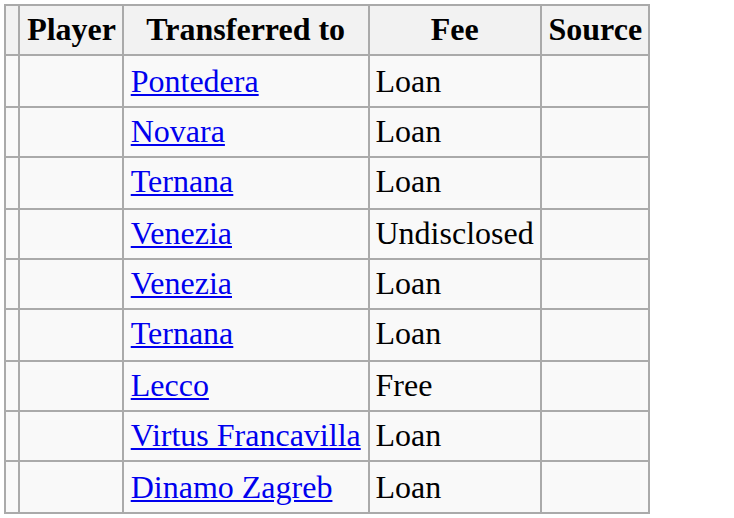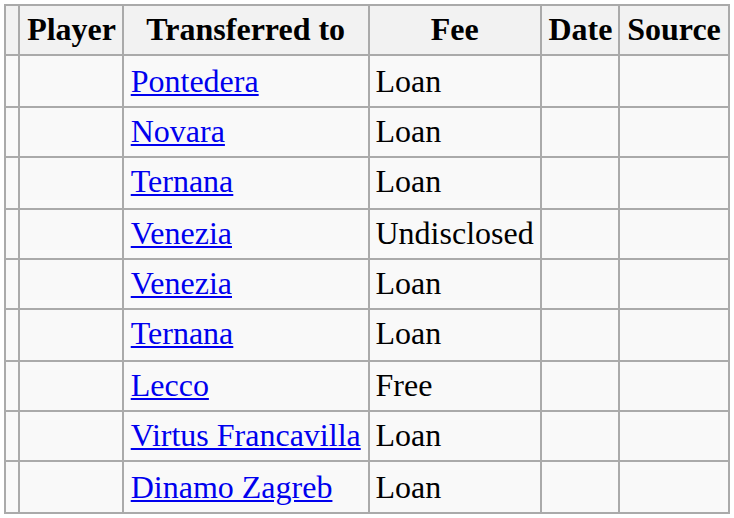+ column: (580, 29)
